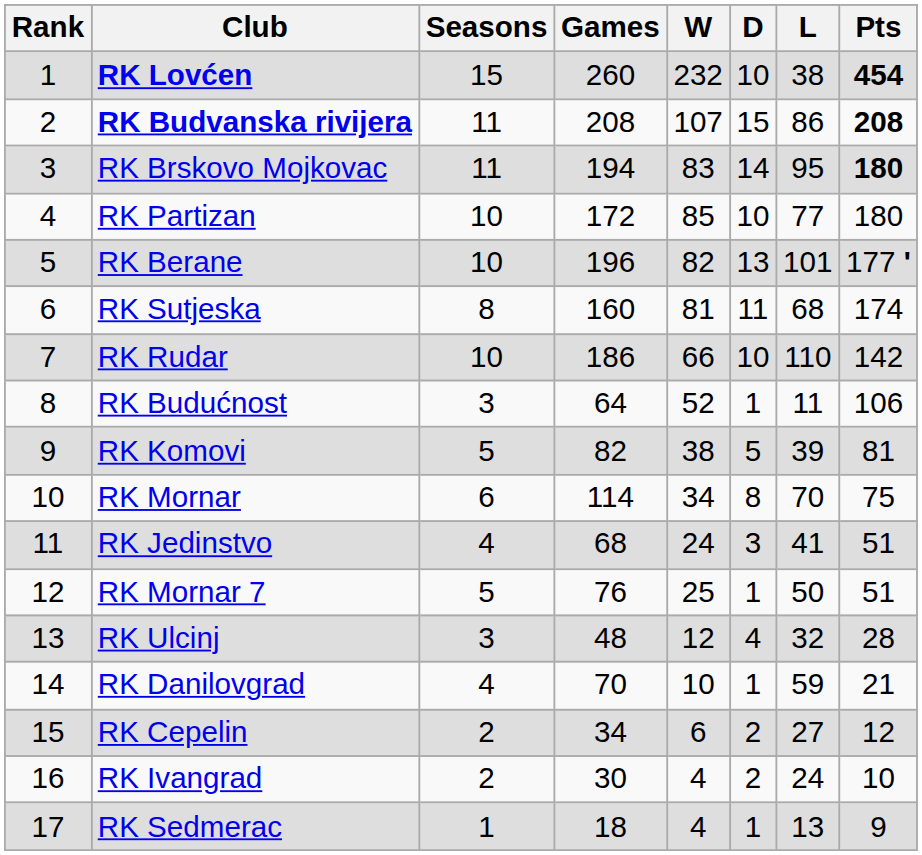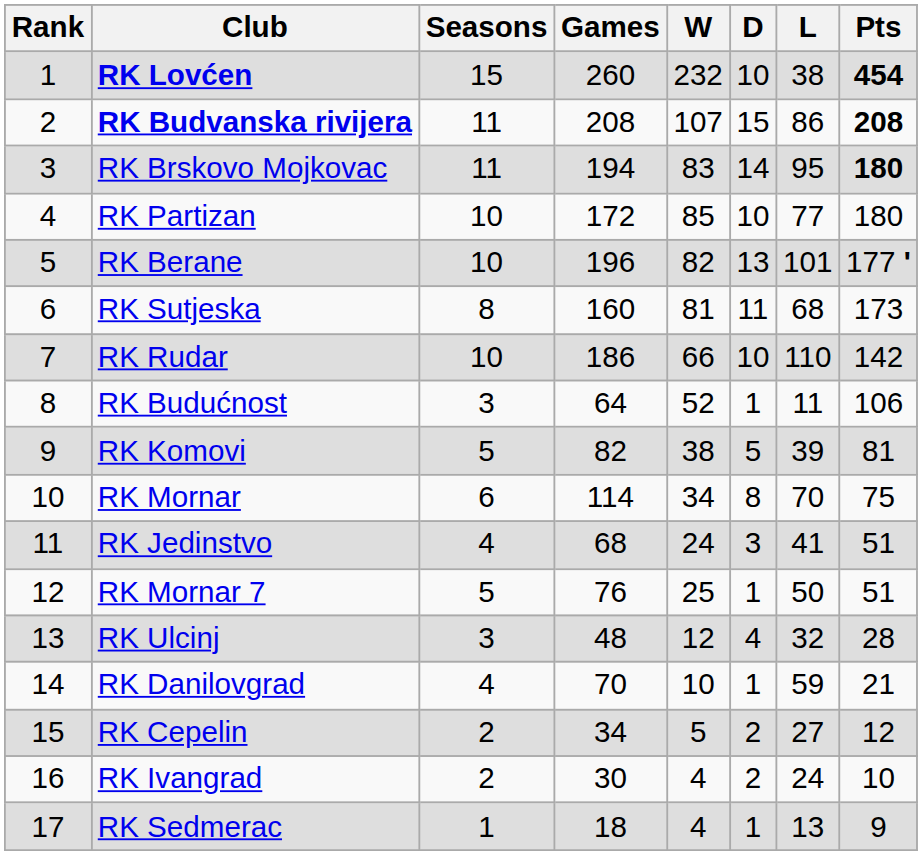(878, 309) 174 -> (878, 309) 173
(698, 732) 6 -> (698, 732) 5
